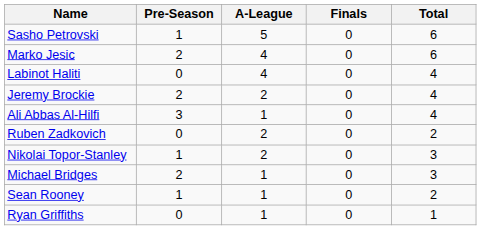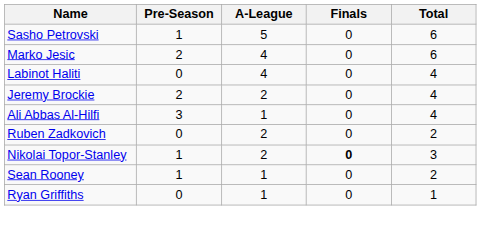(349, 154) normal -> (349, 154) bold
- row: (52, 174)
